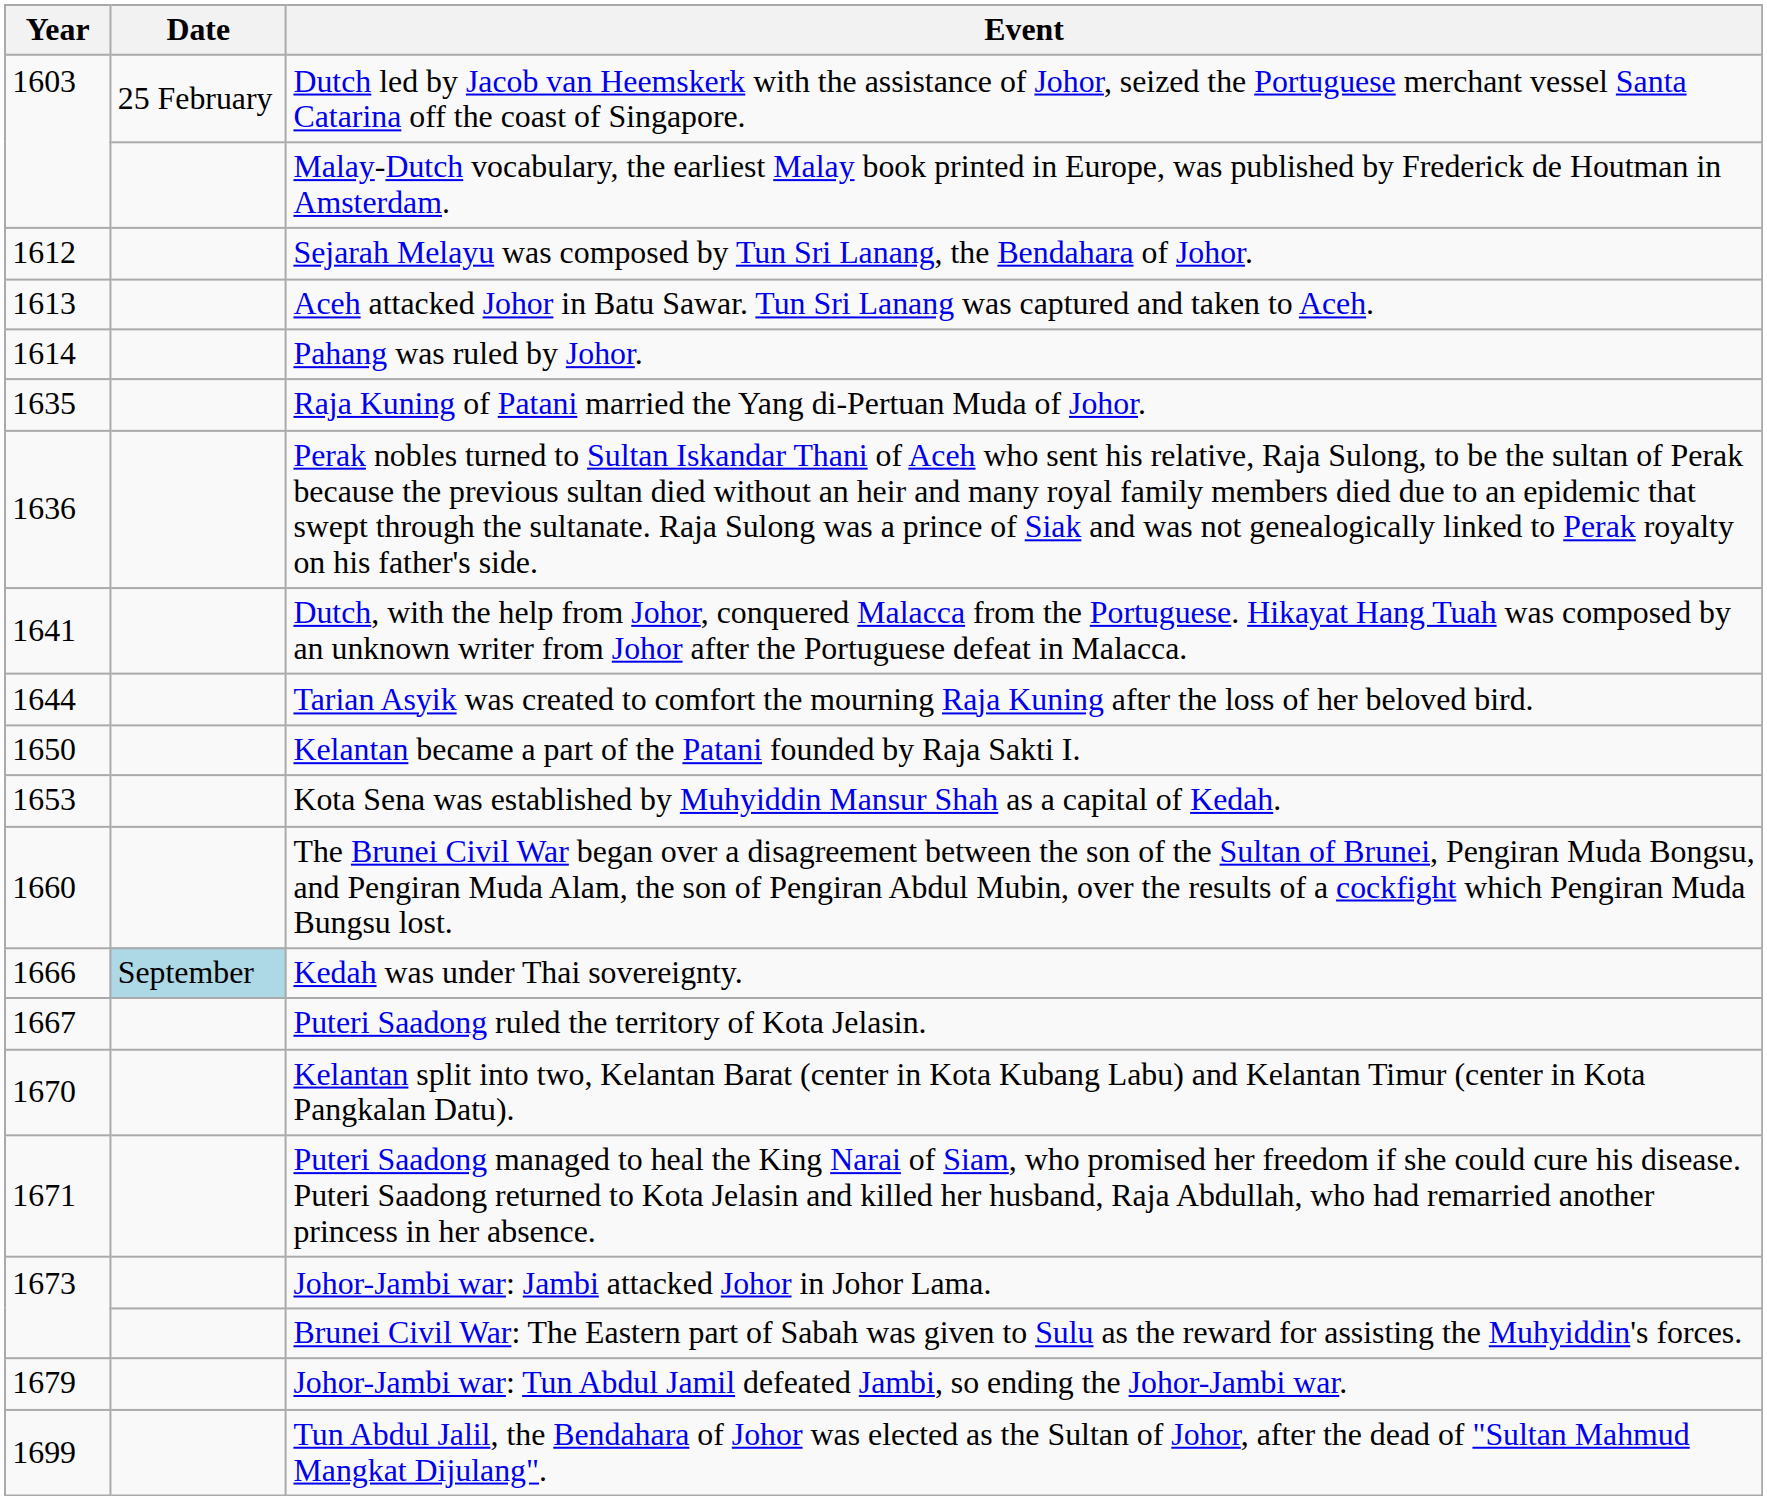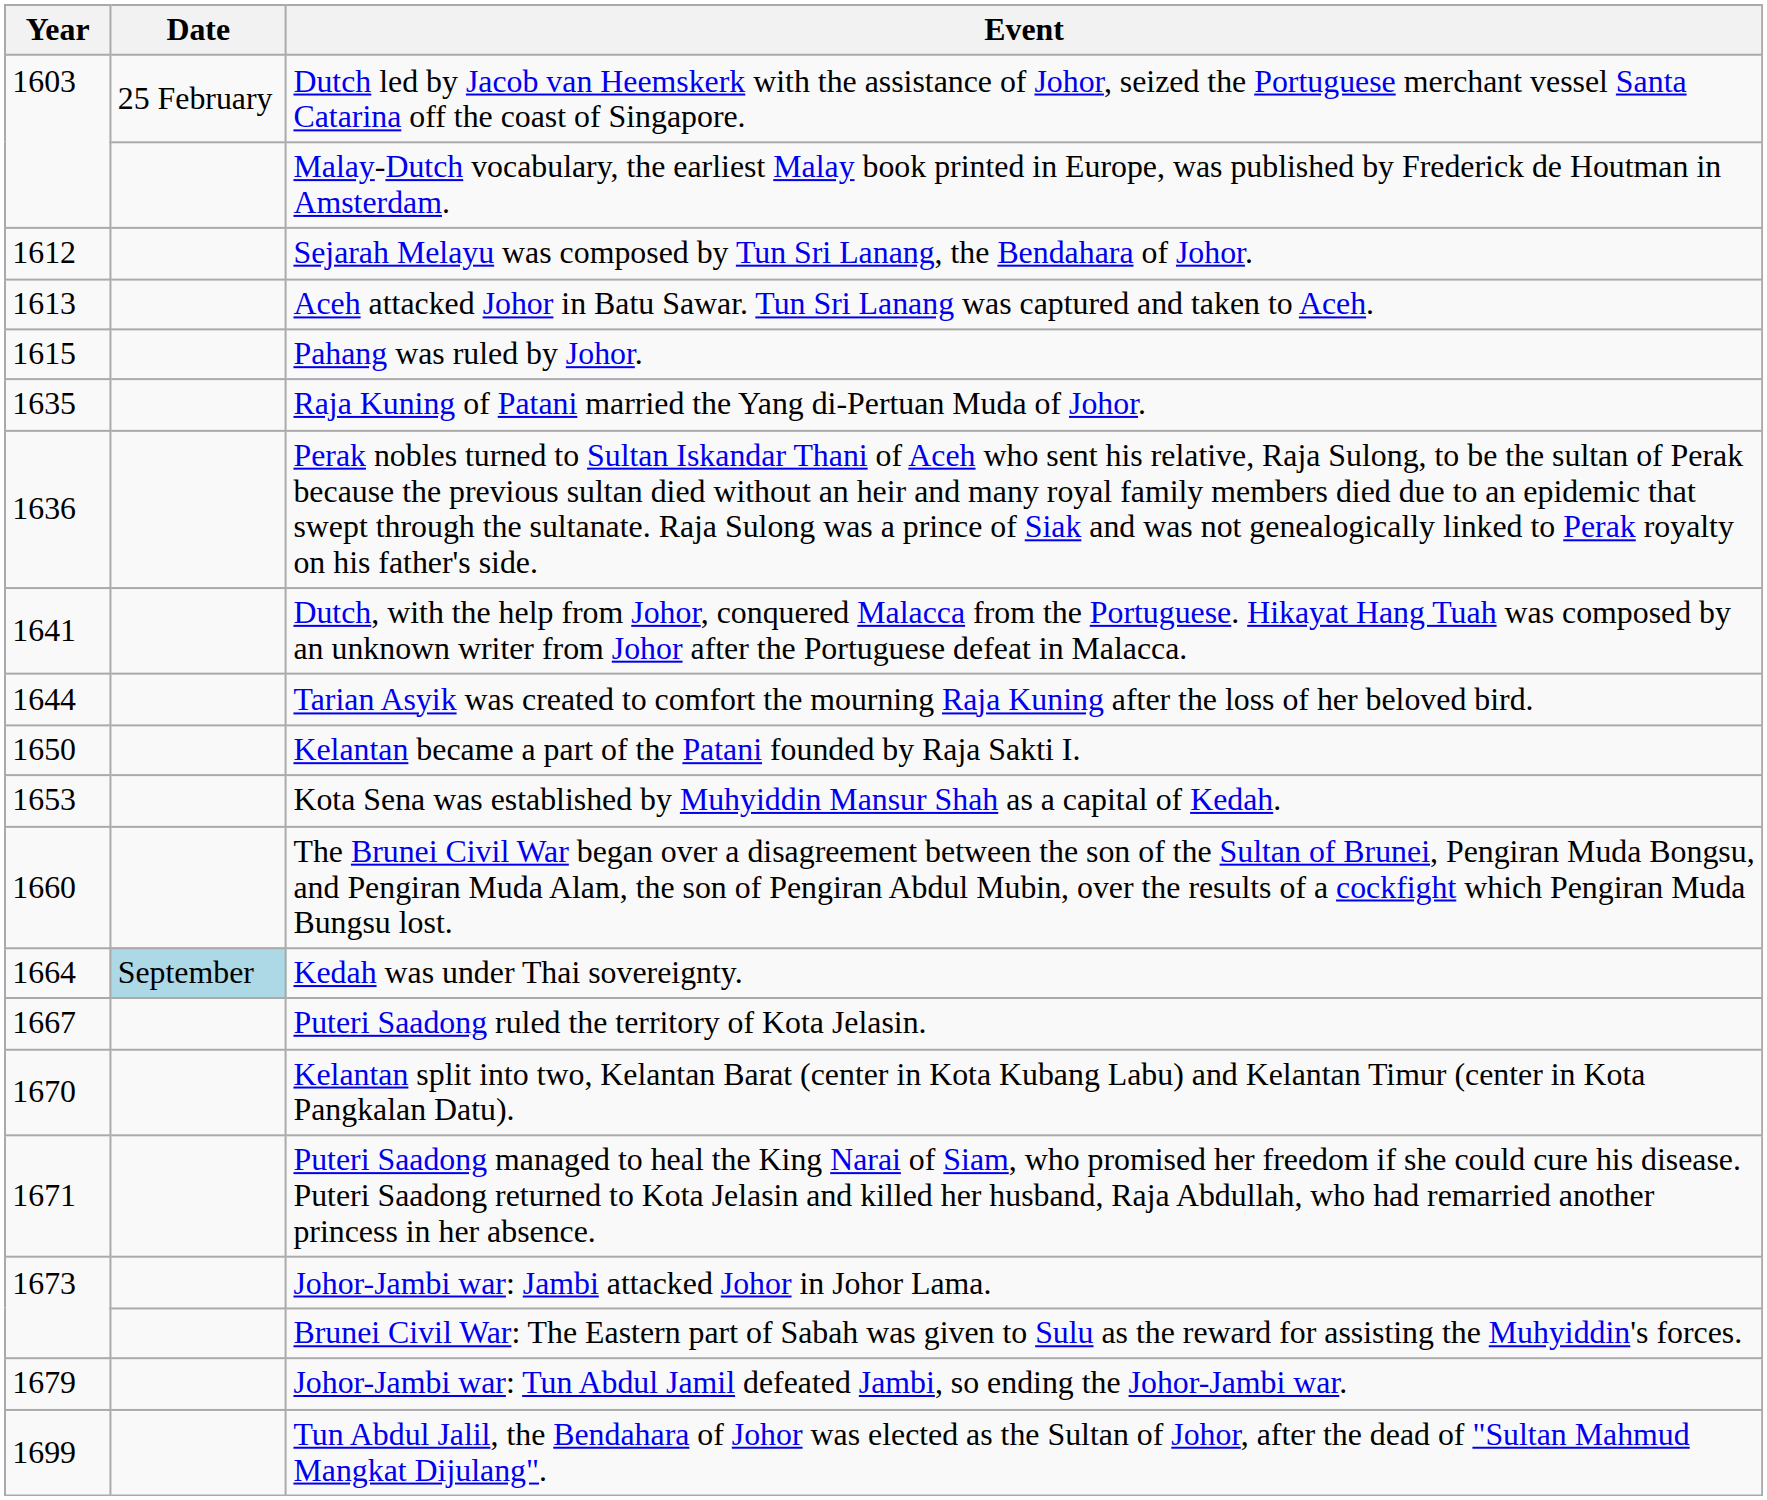(44, 353) 1614 -> (44, 353) 1615
(44, 972) 1666 -> (44, 972) 1664
